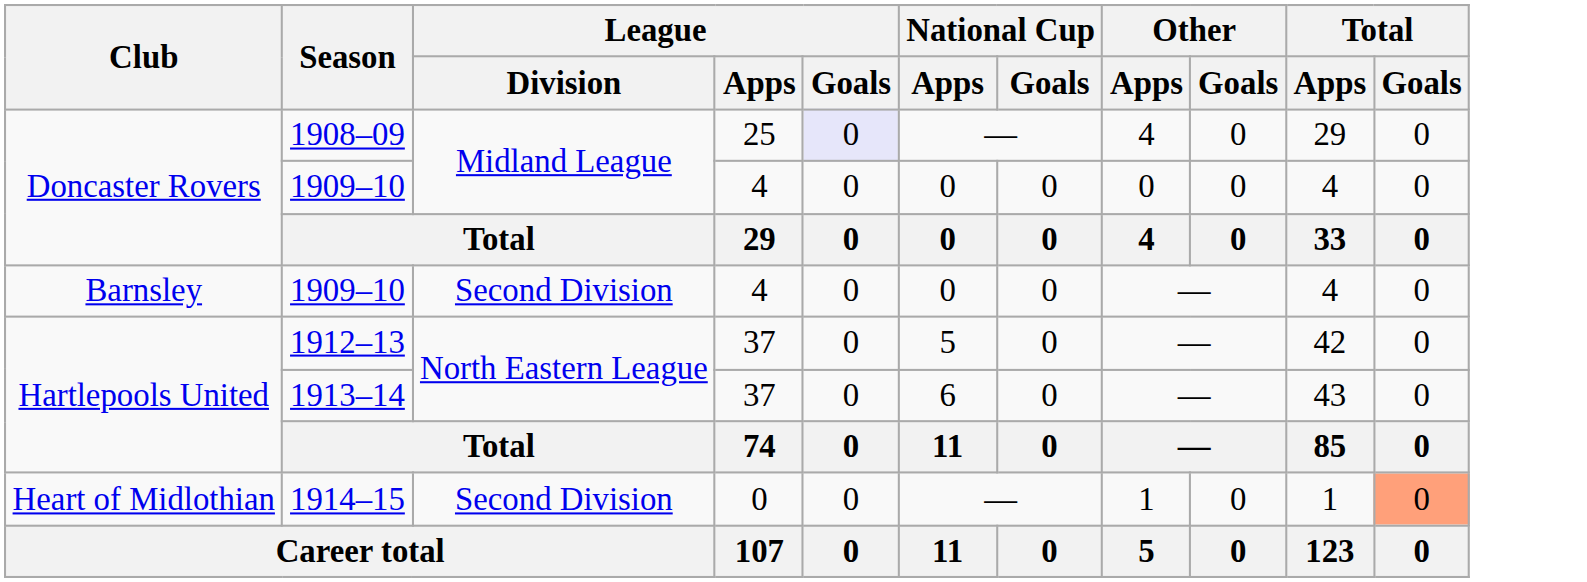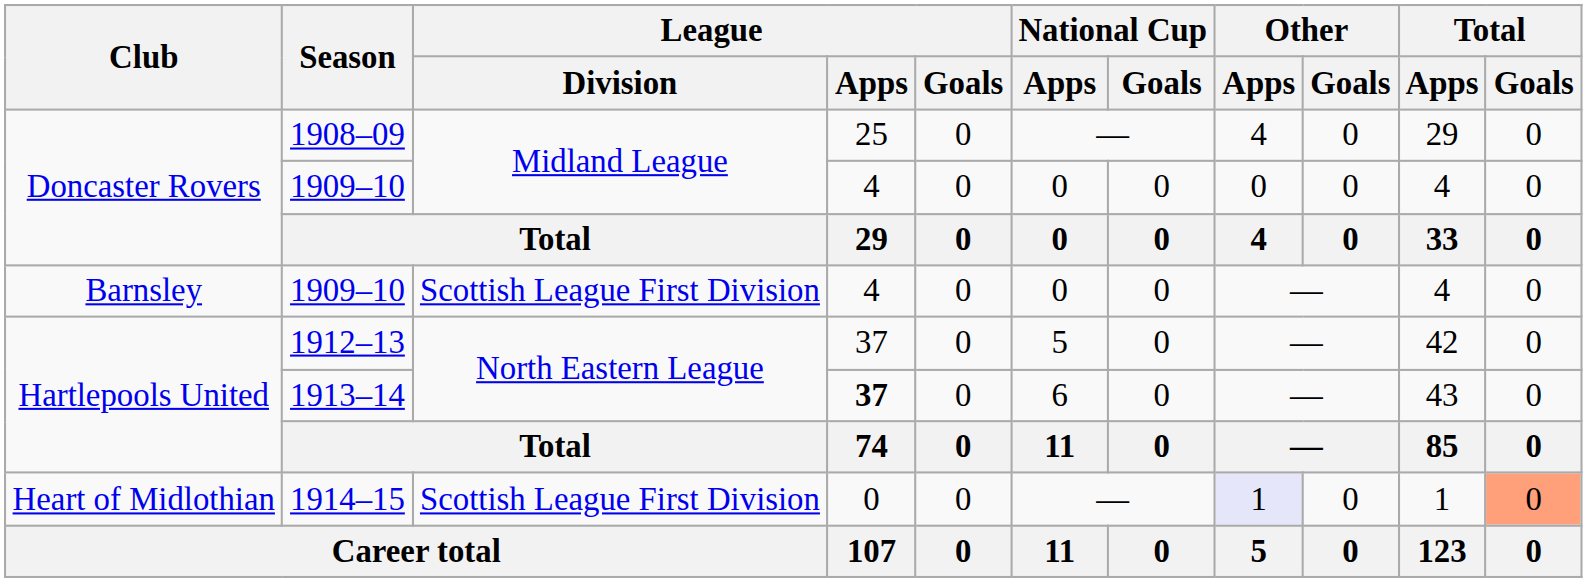(851, 134) lavender background -> (963, 134) no background
(564, 290) Second Division -> (620, 290) Scottish League First Division
(759, 394) normal -> (872, 394) bold
(564, 498) Second Division -> (620, 498) Scottish League First Division
(1146, 498) no background -> (1259, 498) lavender background
